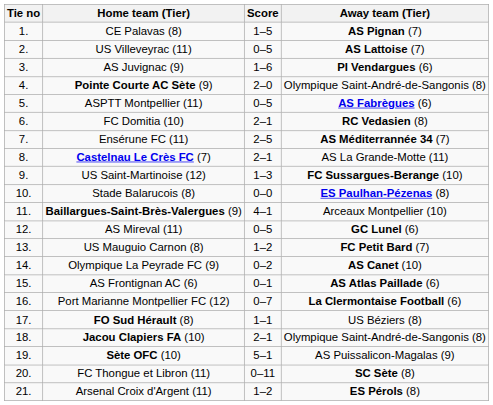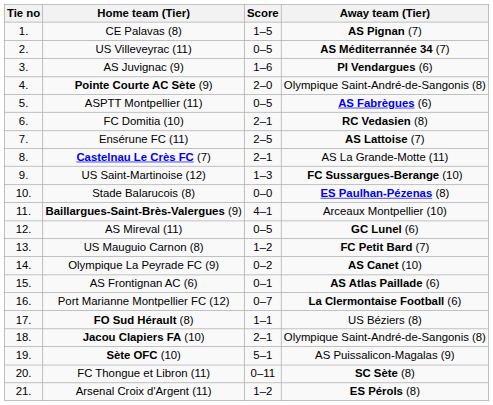(385, 49) AS Lattoise (7) -> (385, 49) AS Méditerrannée 34 (7)
(385, 139) AS Méditerrannée 34 (7) -> (385, 139) AS Lattoise (7)
